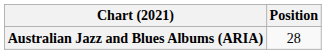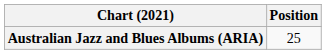(294, 37) 28 -> (294, 37) 25
